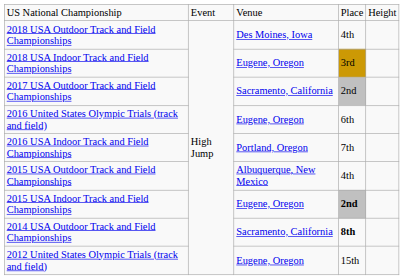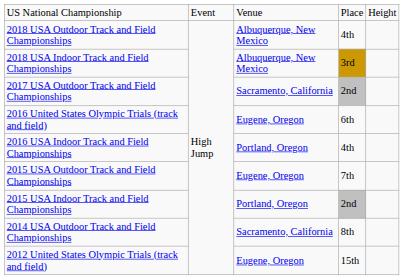(274, 35) Des Moines, Iowa -> (276, 35) Albuquerque, New Mexico
(270, 63) Eugene, Oregon -> (276, 63) Albuquerque, New Mexico
(347, 147) 7th -> (347, 147) 4th
(276, 176) Albuquerque, New Mexico -> (270, 176) Eugene, Oregon
(347, 176) 4th -> (347, 176) 7th
(270, 204) Eugene, Oregon -> (272, 204) Portland, Oregon
(349, 204) bold -> (349, 204) normal
(348, 232) bold -> (347, 232) normal
